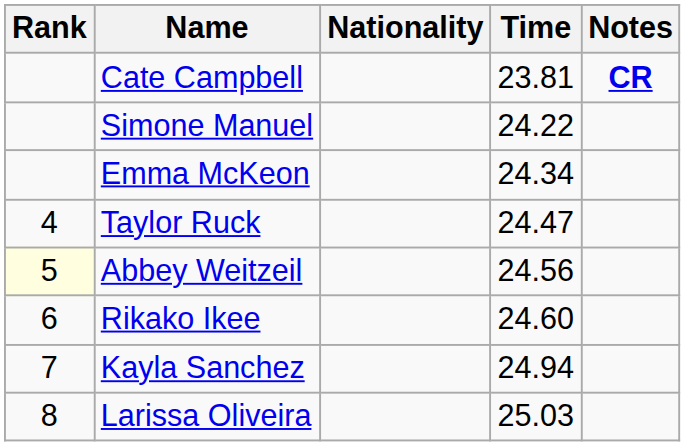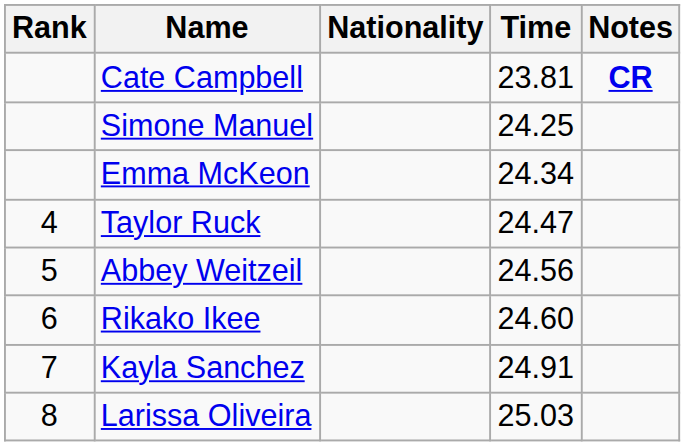(536, 125) 24.22 -> (536, 125) 24.25
(49, 271) lightyellow background -> (49, 271) no background
(536, 367) 24.94 -> (536, 367) 24.91
